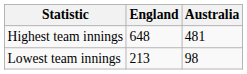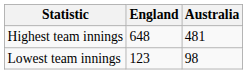(140, 58) 213 -> (140, 58) 123
